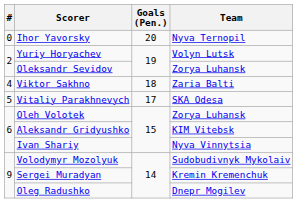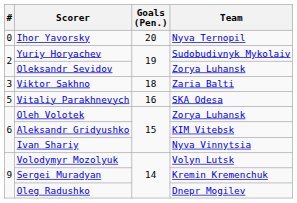(203, 53) Volyn Lutsk -> (231, 53) Sudobudivnyk Mykolaiv
(9, 84) 4 -> (9, 84) 3
(151, 99) 17 -> (151, 99) 16
(231, 160) Sudobudivnyk Mykolaiv -> (203, 160) Volyn Lutsk
